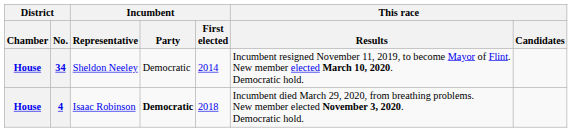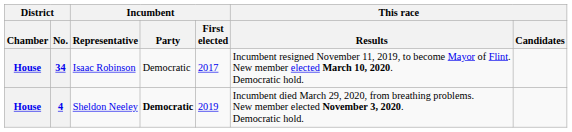(105, 68) Sheldon Neeley -> (104, 68) Isaac Robinson
(208, 68) 2014 -> (208, 68) 2017
(104, 107) Isaac Robinson -> (105, 107) Sheldon Neeley
(208, 107) 2018 -> (208, 107) 2019
